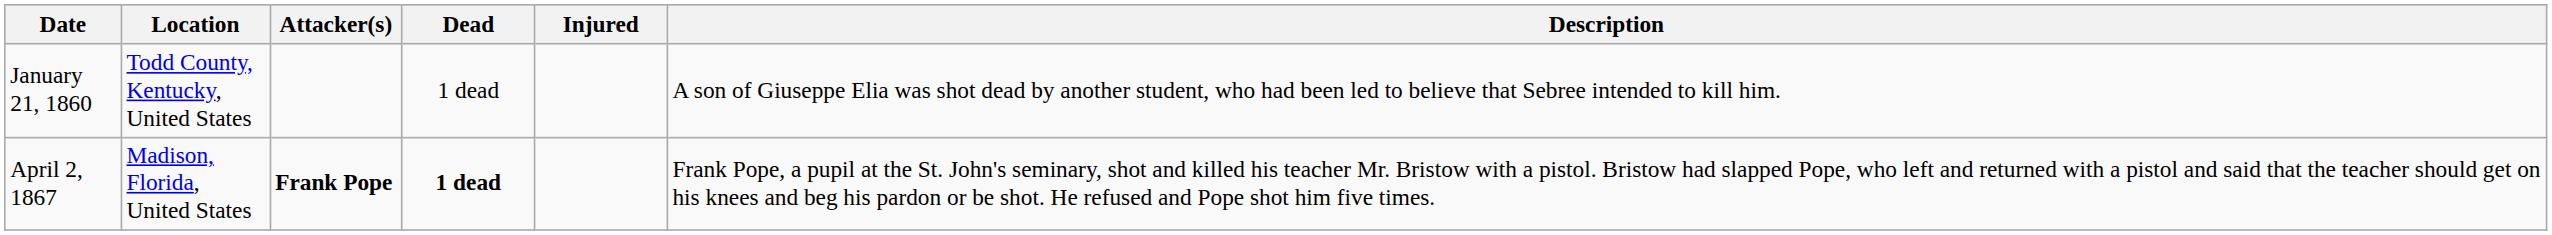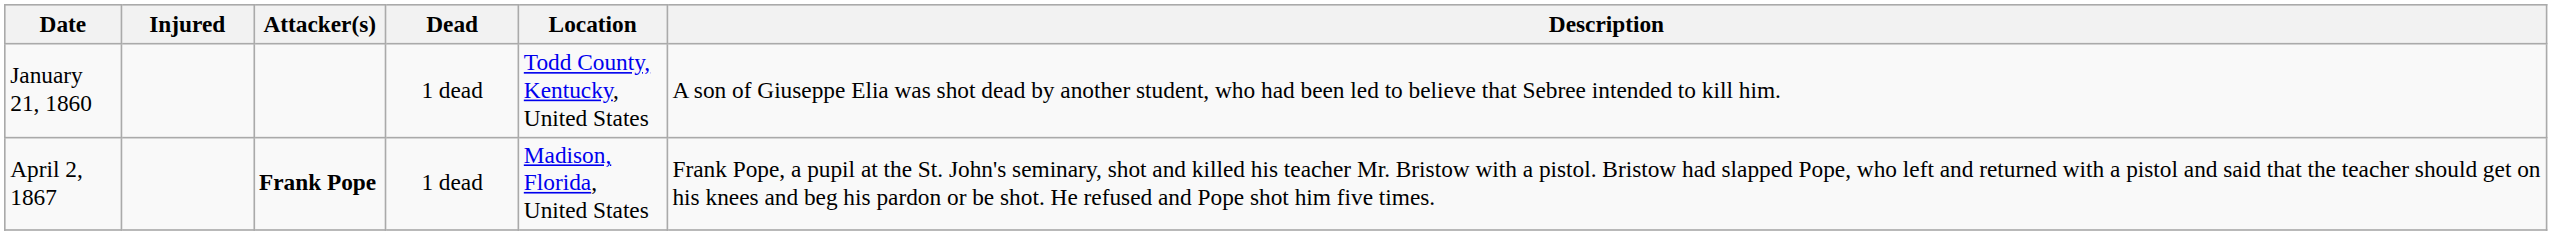columns swapped: (195, 24) <-> (601, 24)
(468, 183) bold -> (452, 183) normal
